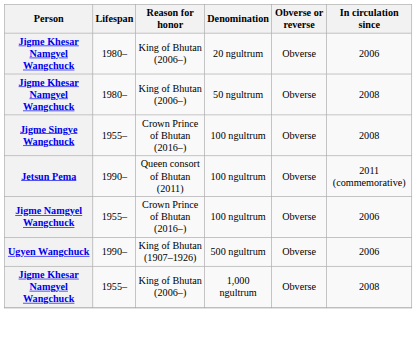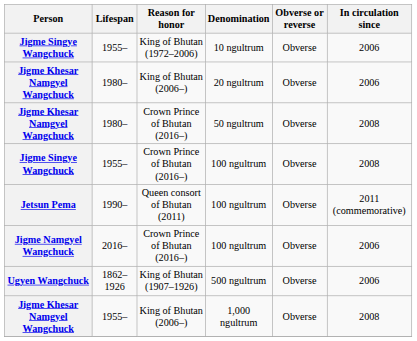+ row: (48, 47)
(170, 94) King of Bhutan (2006–) -> (171, 123) Crown Prince of Bhutan (2016–)
(114, 217) 1955– -> (115, 246) 2016–
(114, 252) 1990– -> (115, 281) 1862–1926
